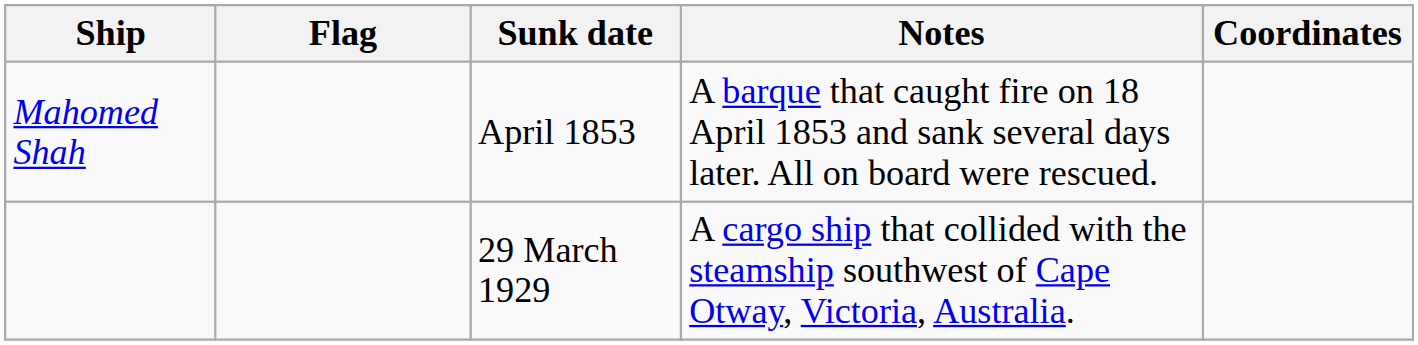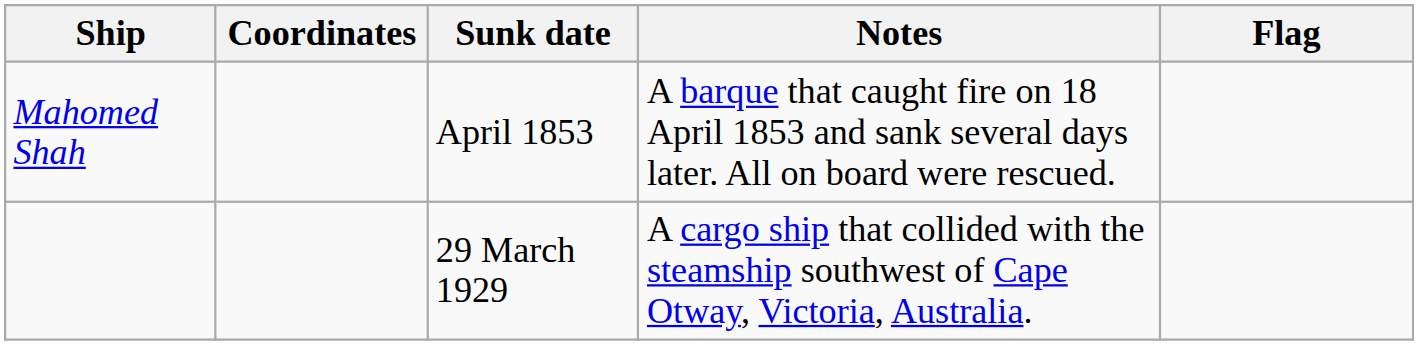columns swapped: (343, 33) <-> (1307, 33)
